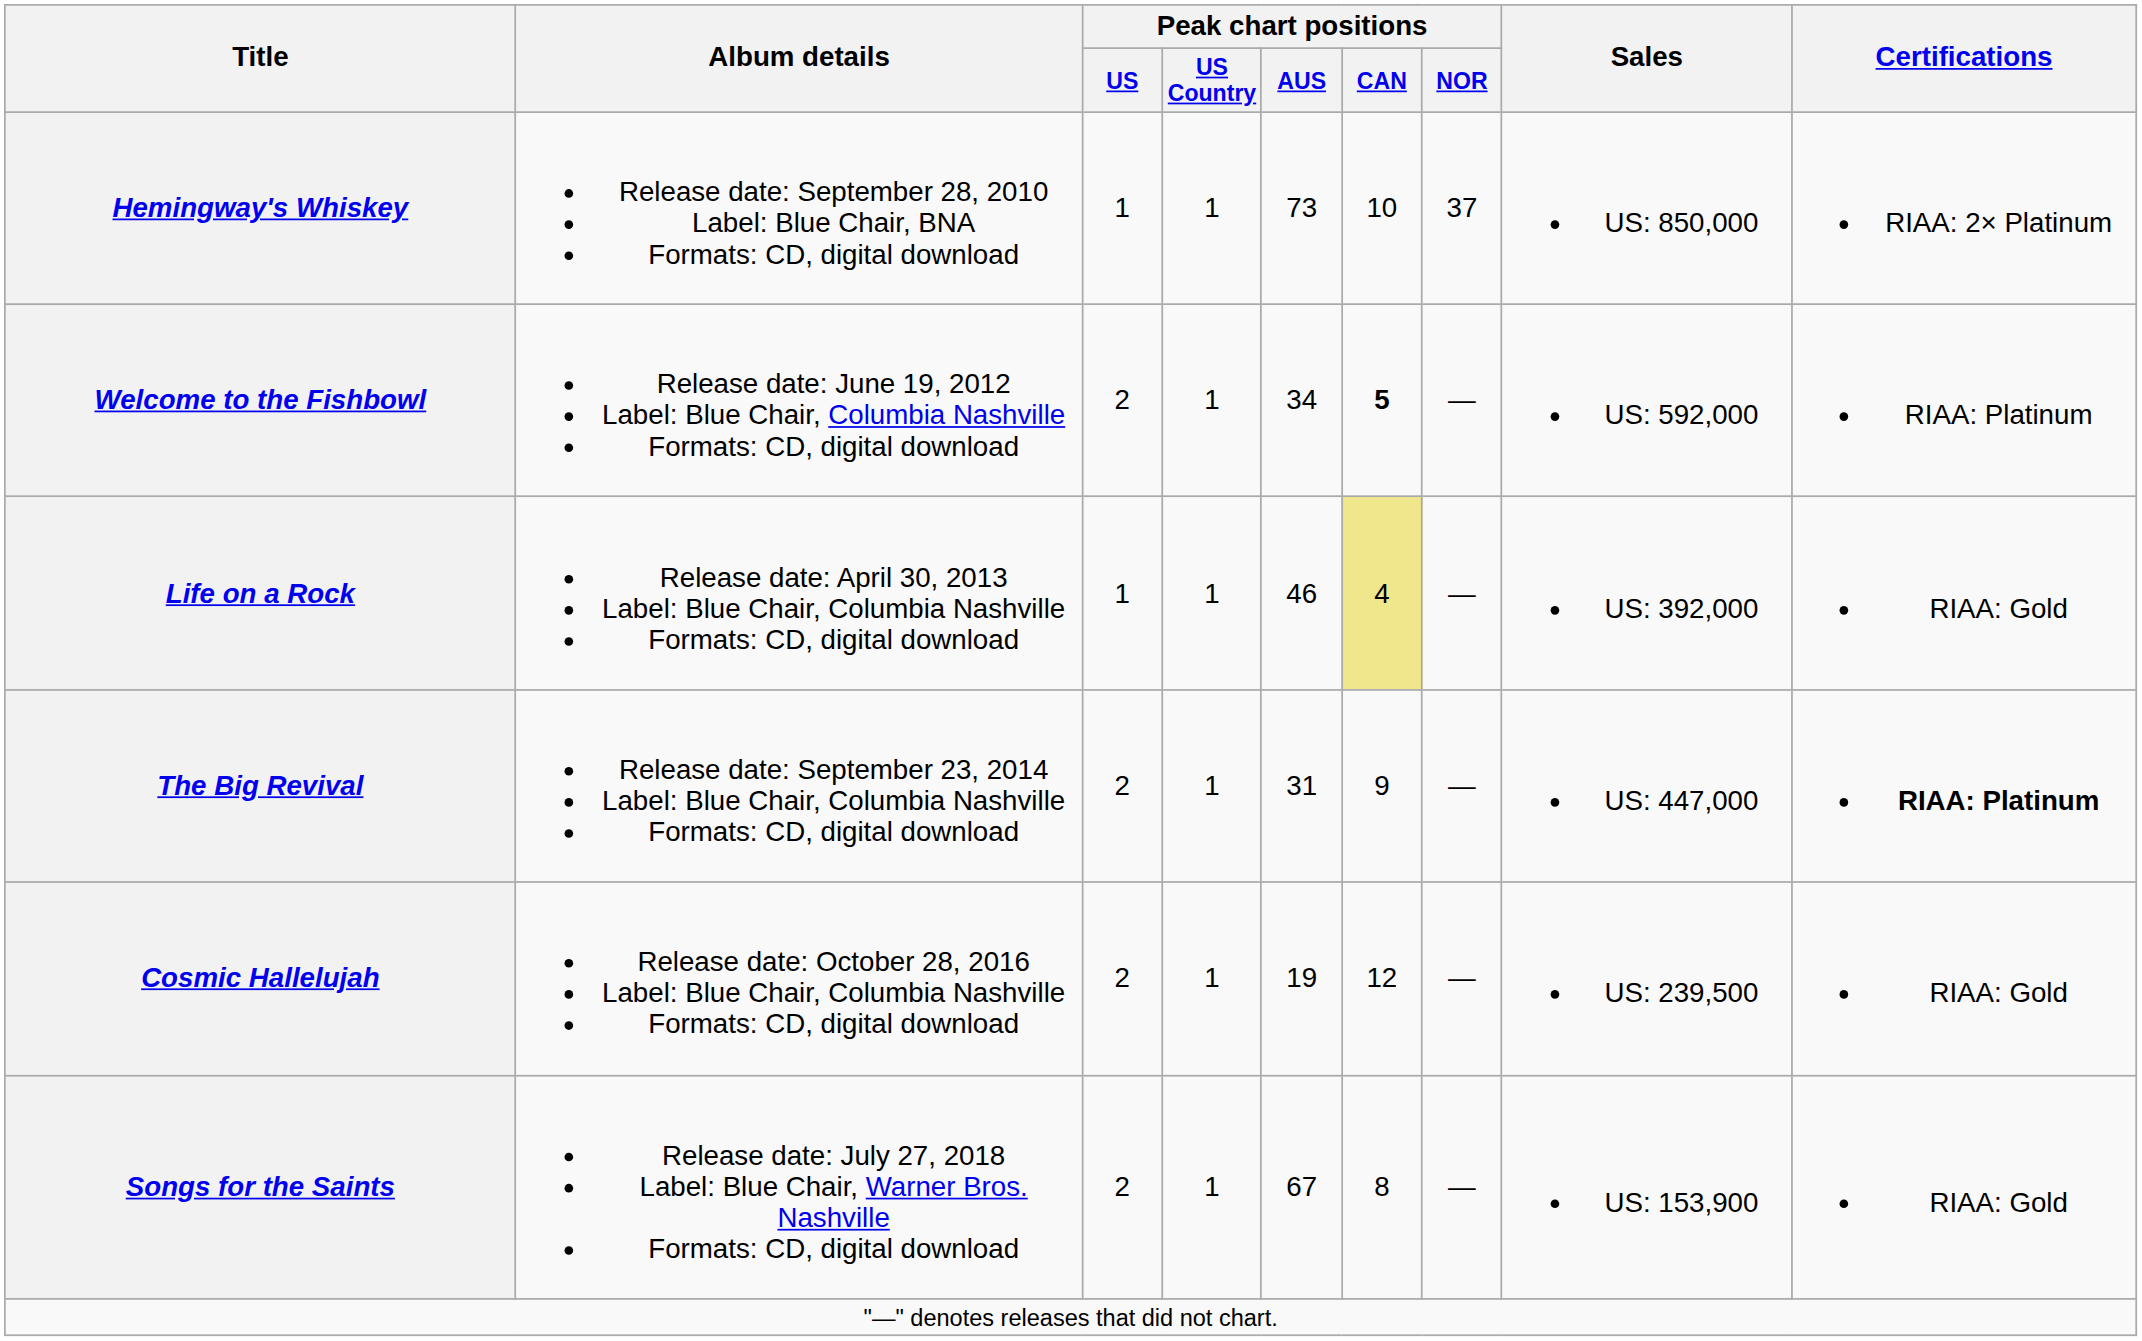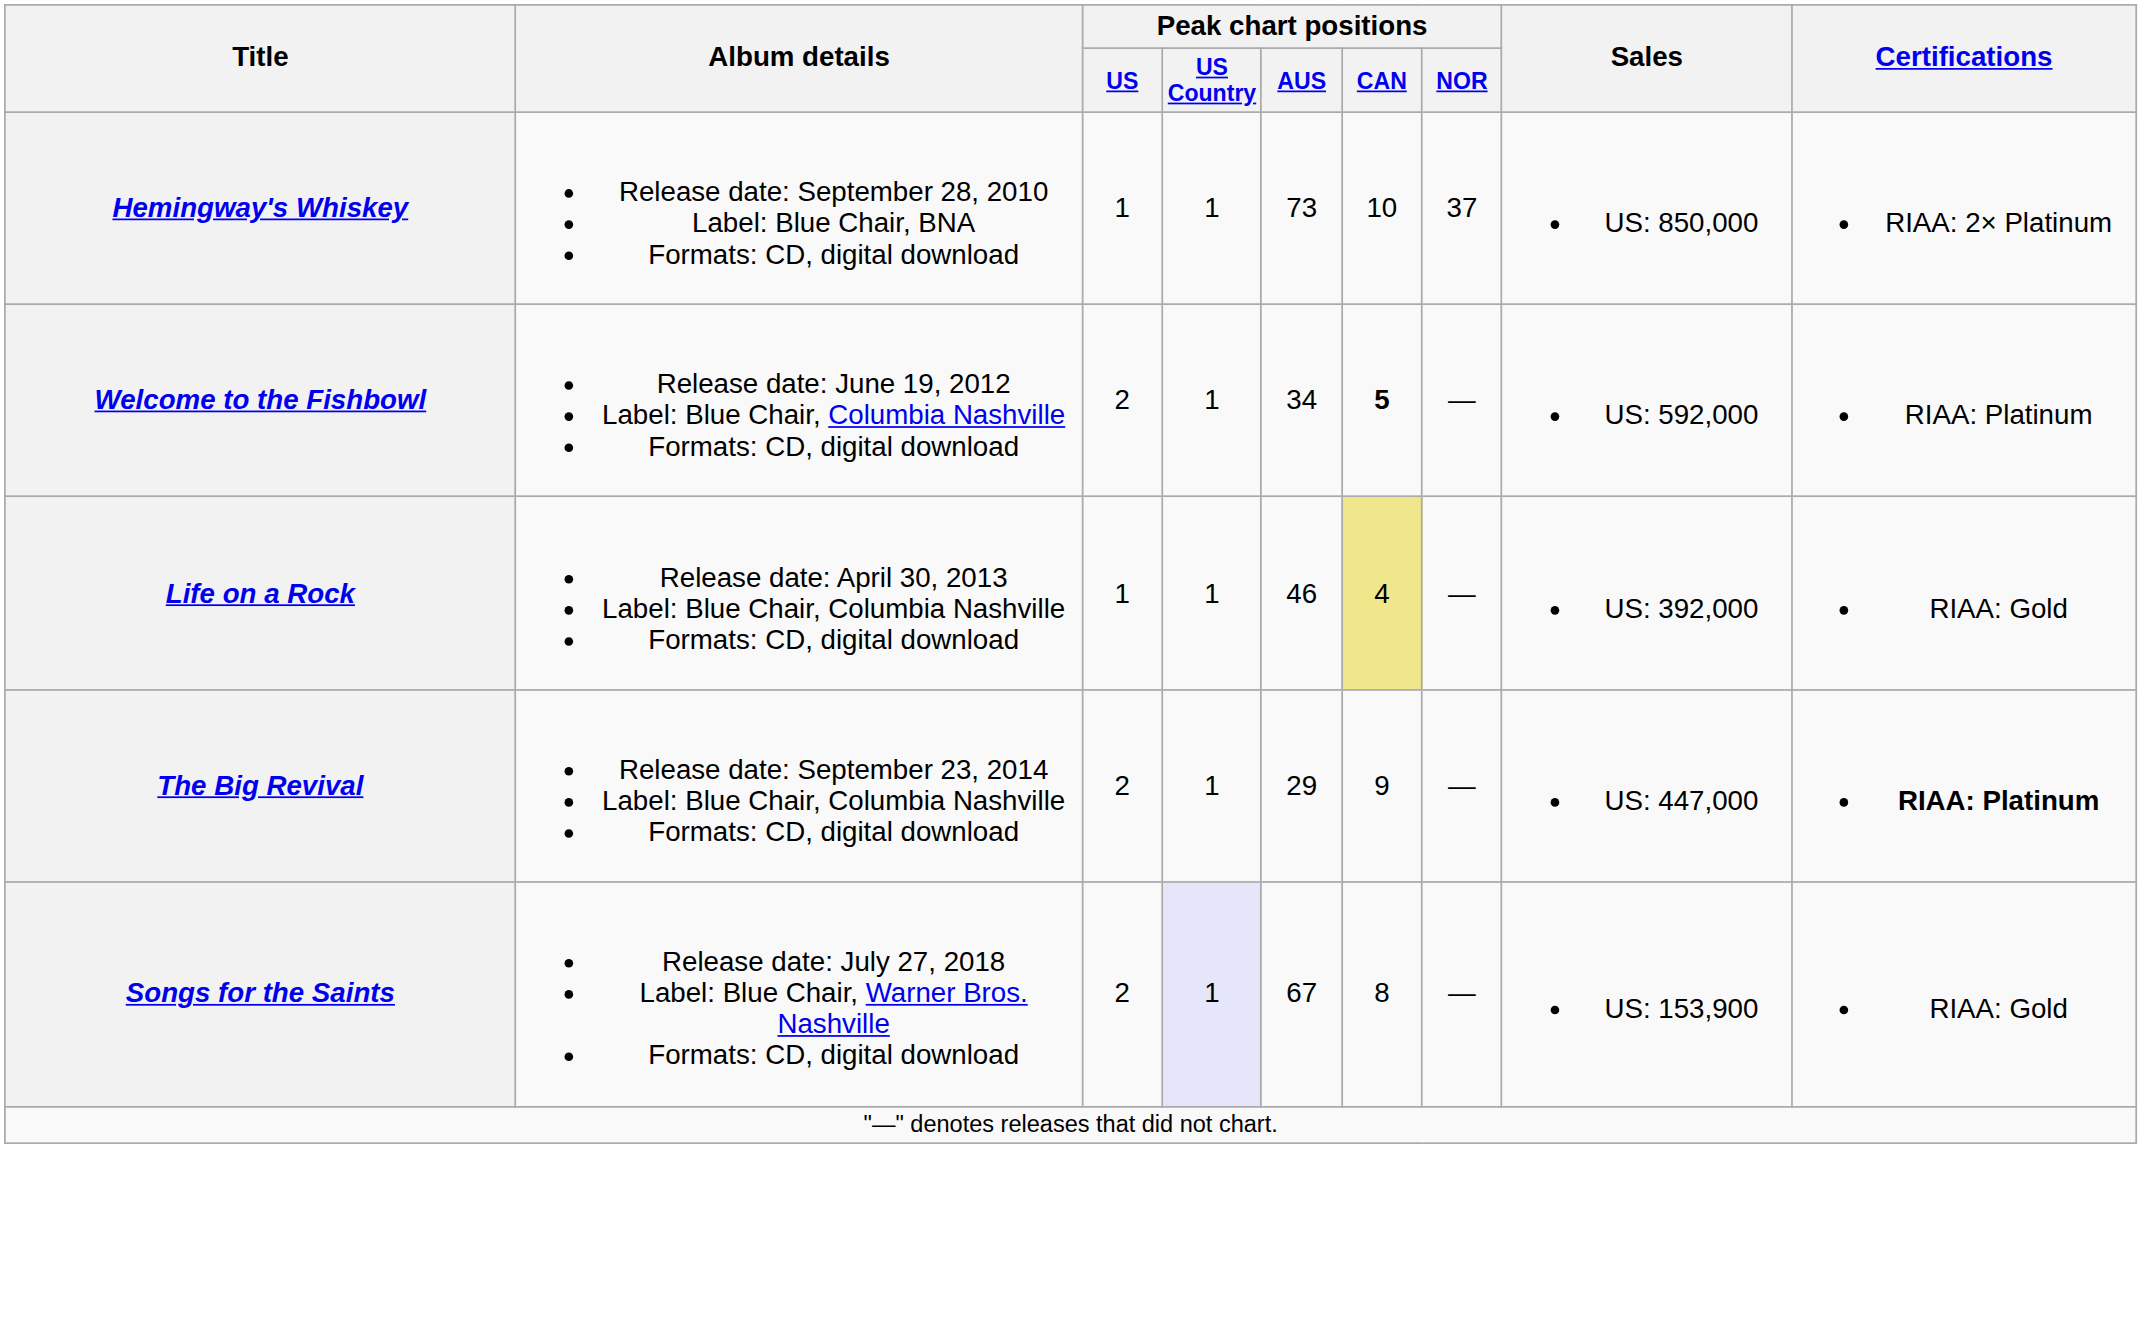(1302, 785) 31 -> (1302, 785) 29
- row: (260, 978)
(1212, 1186) no background -> (1212, 993) lavender background
